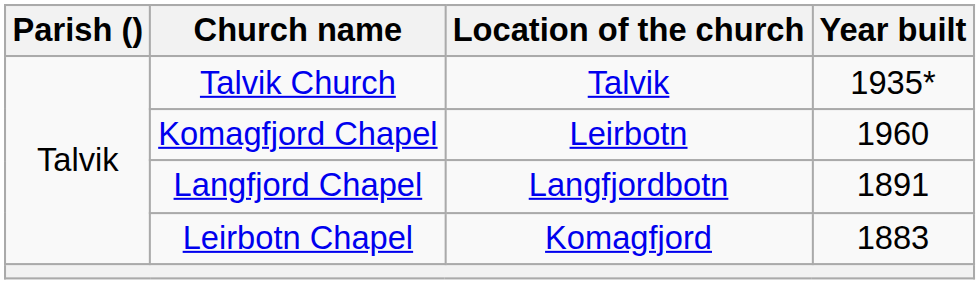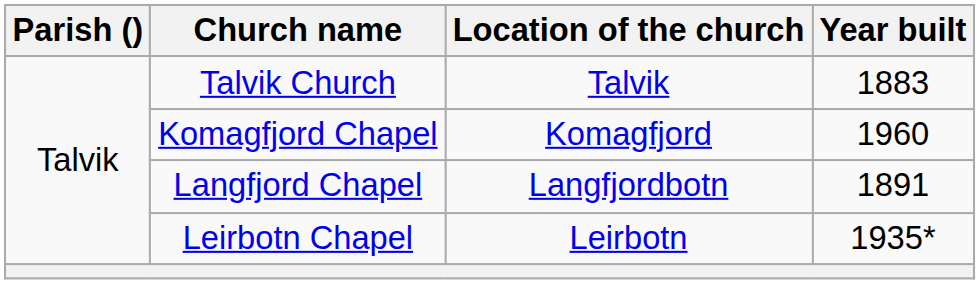(893, 82) 1935* -> (893, 82) 1883
(629, 133) Leirbotn -> (629, 133) Komagfjord
(629, 237) Komagfjord -> (629, 237) Leirbotn
(893, 237) 1883 -> (893, 237) 1935*
